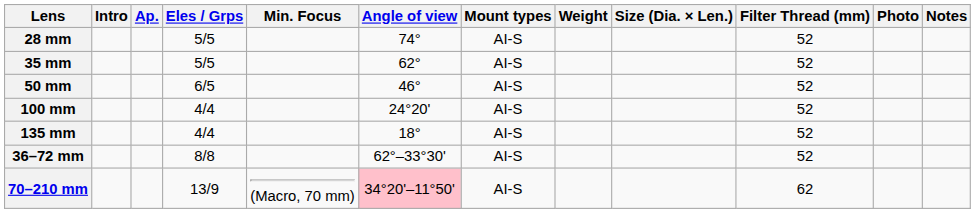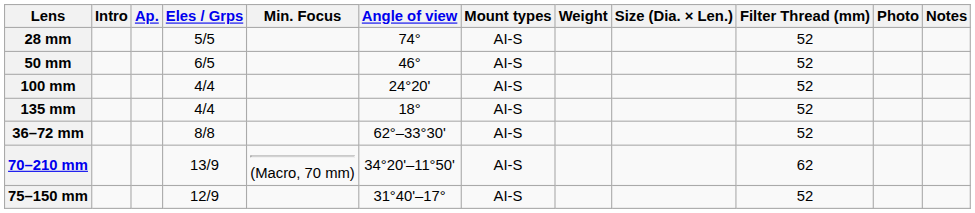- row: (48, 63)
(410, 188) pink background -> (410, 165) no background
+ row: (48, 196)
